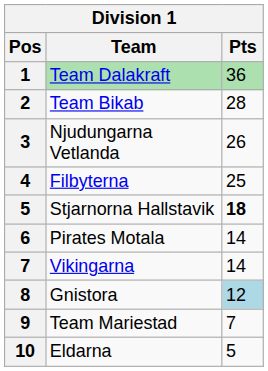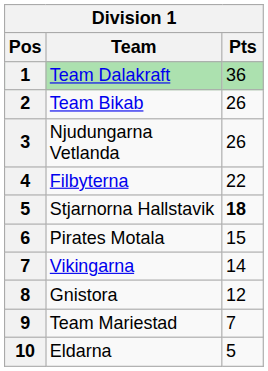(236, 103) 28 -> (236, 103) 26
(236, 180) 25 -> (236, 180) 22
(236, 237) 14 -> (236, 237) 15
(236, 294) lightblue background -> (236, 294) no background
